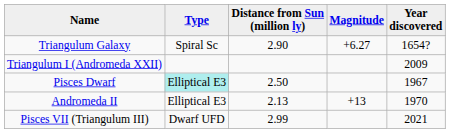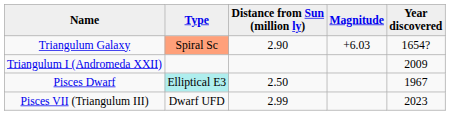(197, 45) no background -> (197, 45) lightsalmon background
(357, 45) +6.27 -> (357, 45) +6.03
- row: (85, 100)
(416, 119) 2021 -> (416, 100) 2023
